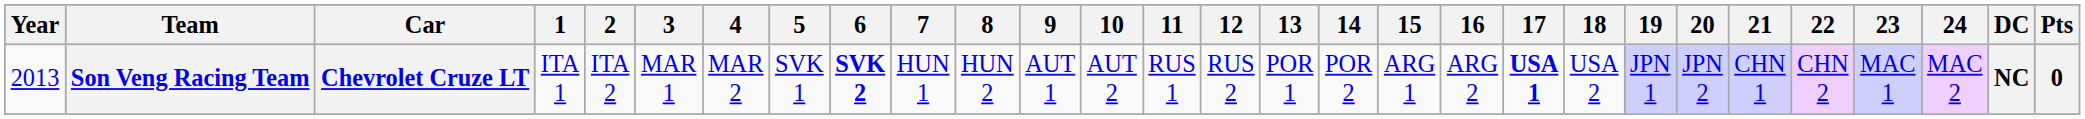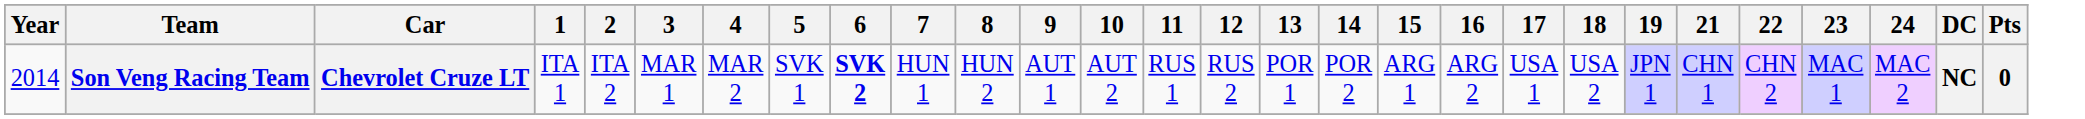- column: (1702, 24)
(35, 78) 2013 -> (35, 78) 2014
(1534, 78) bold -> (1534, 78) normal
